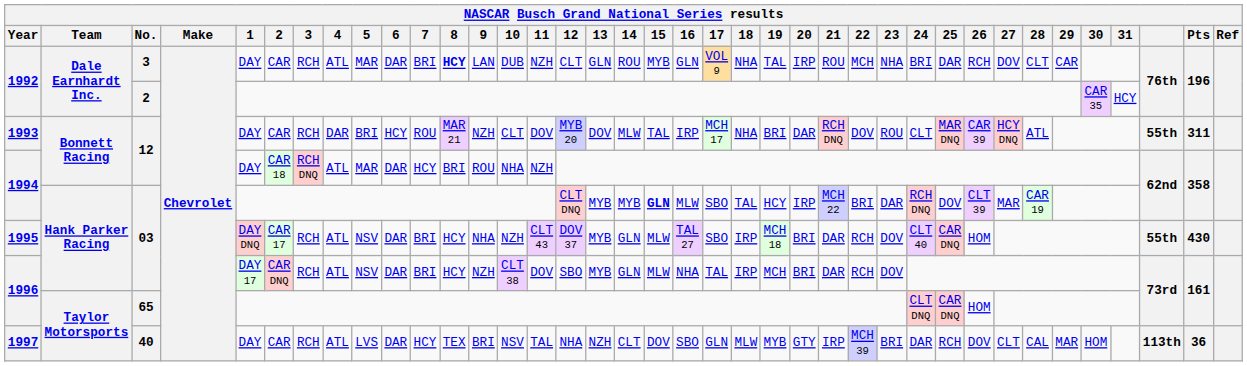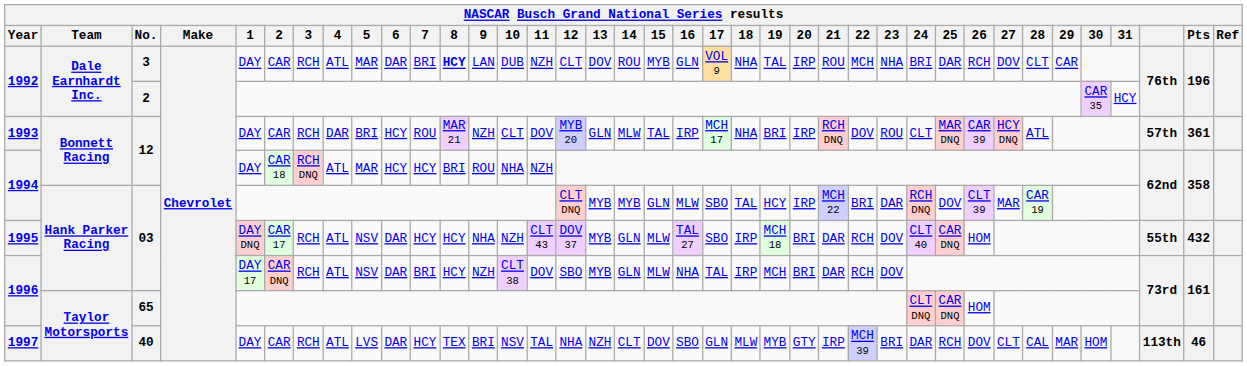(600, 63) GLN -> (600, 63) DOV
(600, 133) DOV -> (600, 133) GLN
(804, 133) DAR -> (804, 133) IRP
(1162, 133) 55th -> (1162, 133) 57th
(1199, 133) 311 -> (1199, 133) 361
(396, 168) DAR -> (396, 168) HCY
(658, 203) bold -> (658, 203) normal
(425, 238) BRI -> (425, 238) HCY
(1199, 238) 430 -> (1199, 238) 432
(1199, 343) 36 -> (1199, 343) 46
